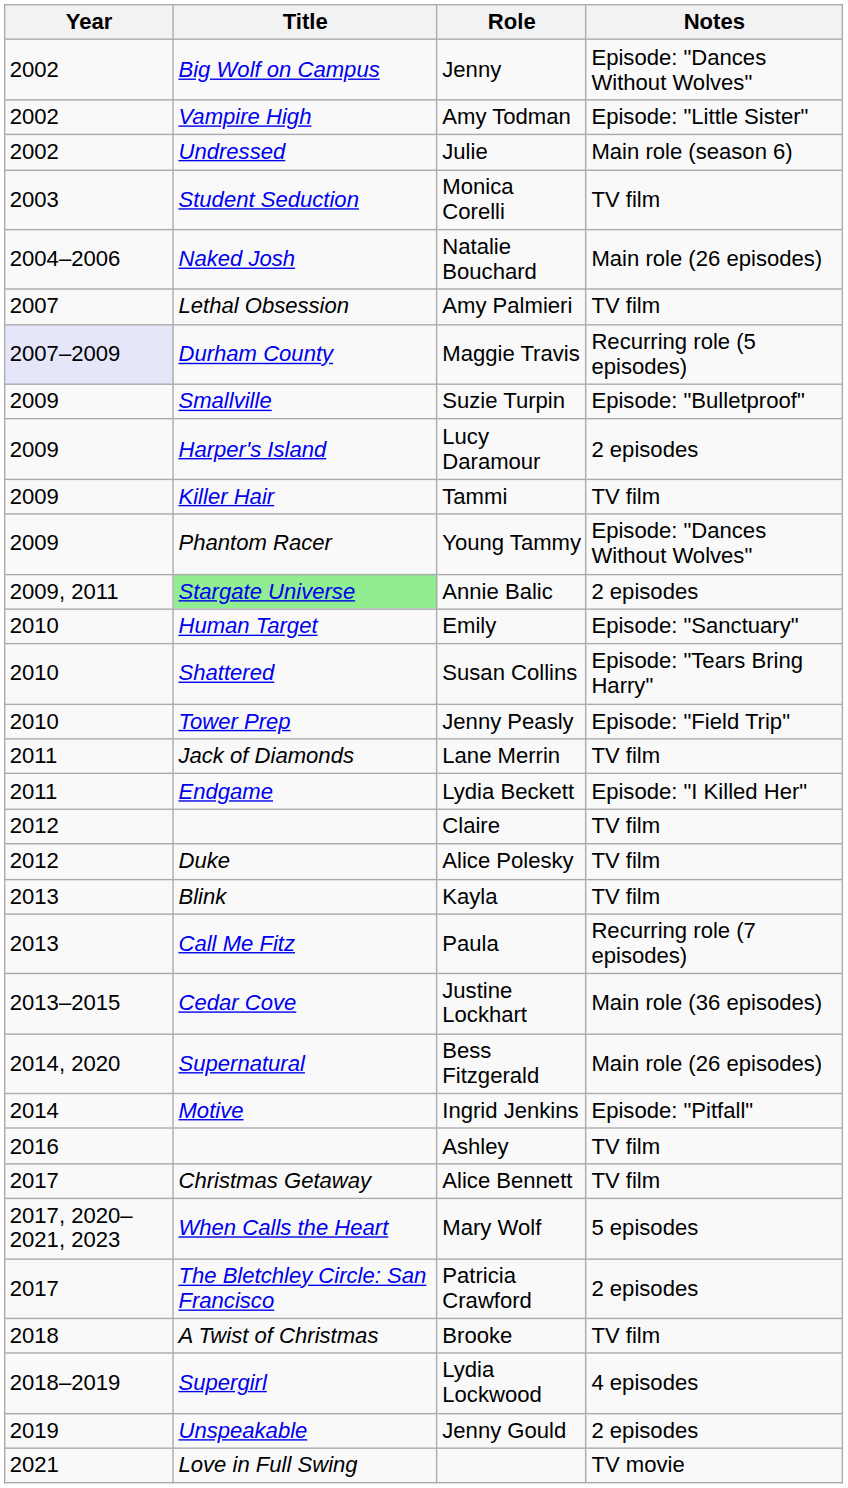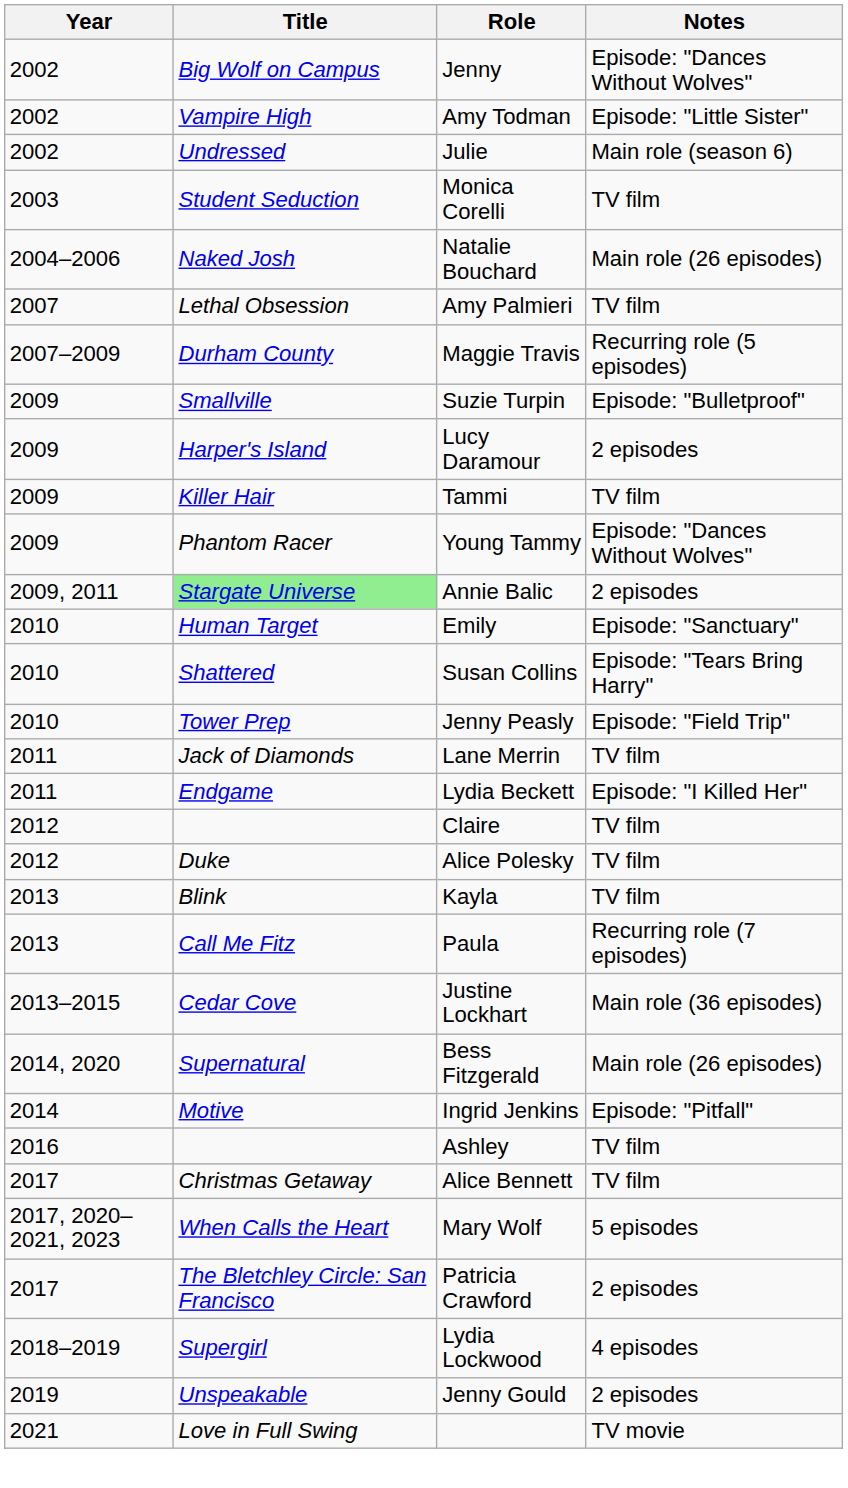(65, 354) lavender background -> (65, 354) no background
- row: (477, 1335)
